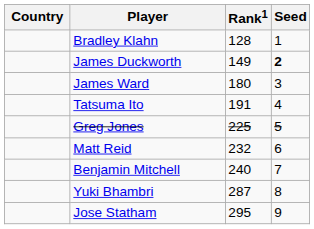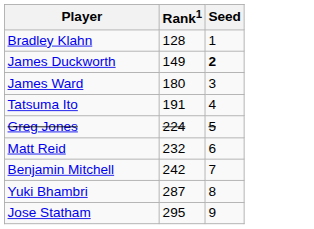- column: (37, 17)
(240, 126) 225 -> (174, 126) 224
(240, 169) 240 -> (174, 169) 242
